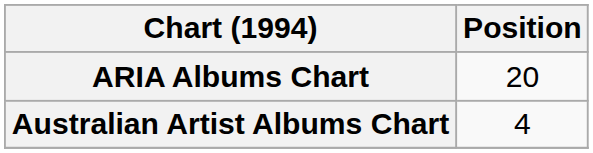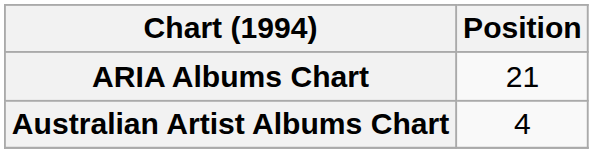(522, 76) 20 -> (522, 76) 21
